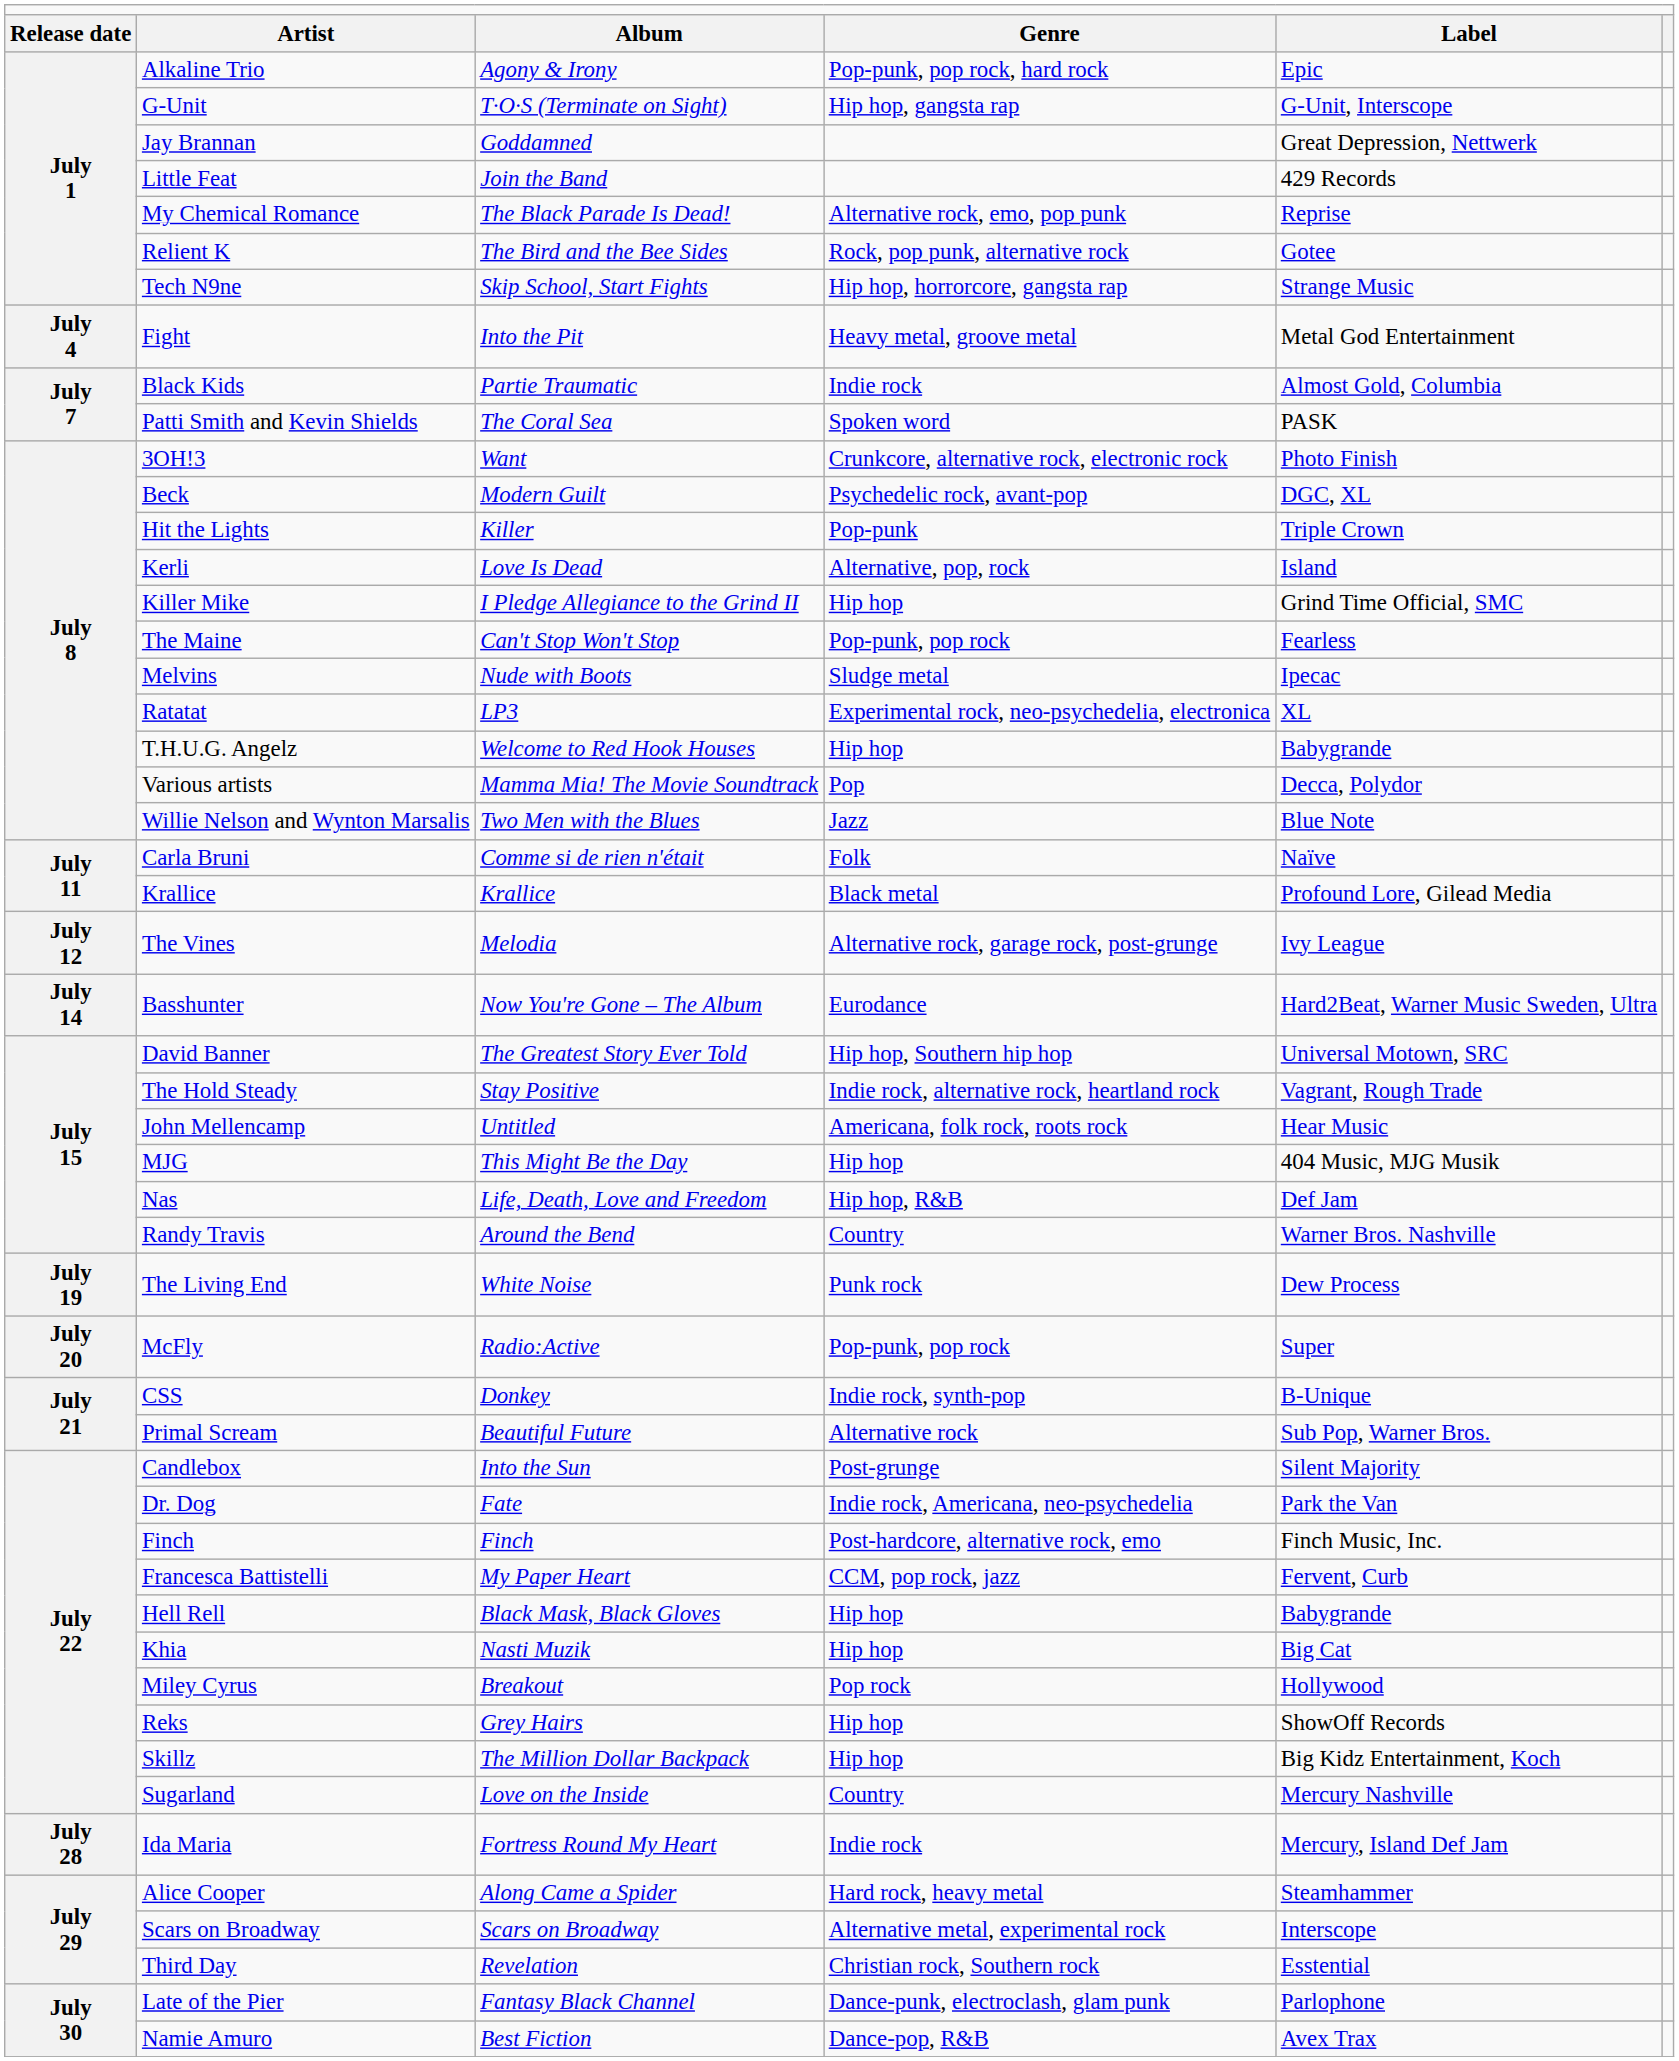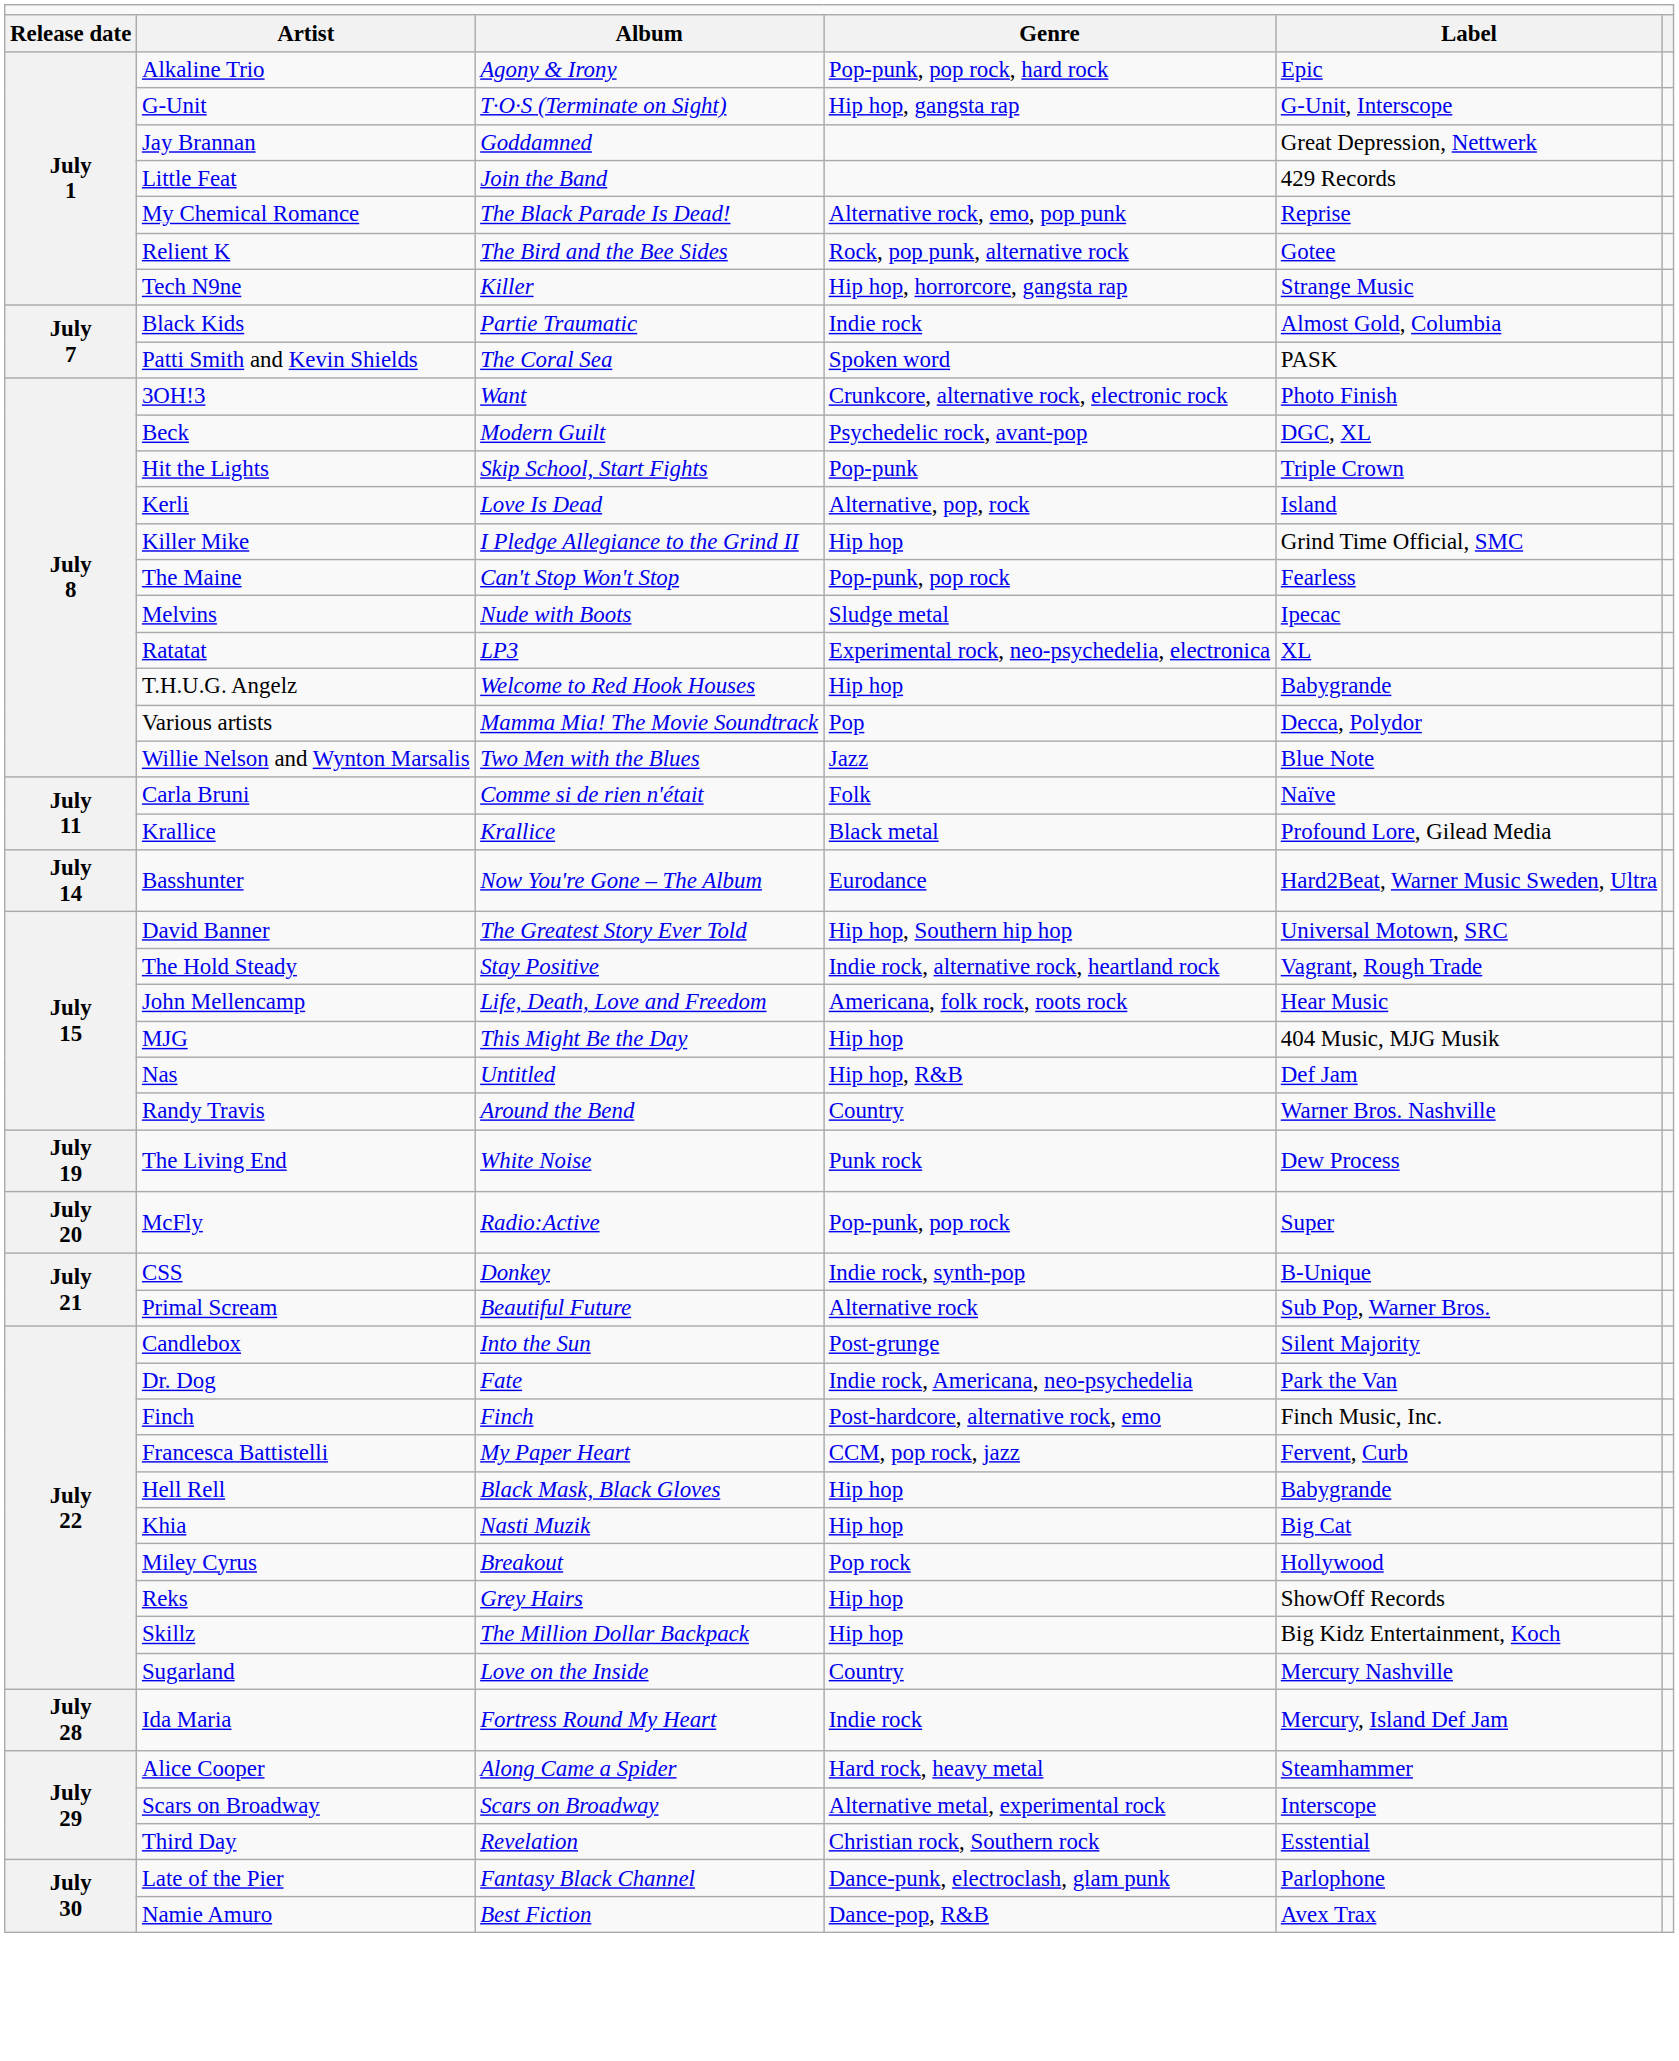(594, 287) Skip School, Start Fights -> (507, 287) Killer
- row: (166, 336)
(507, 530) Killer -> (594, 468) Skip School, Start Fights
- row: (188, 942)
(518, 1126) Untitled -> (623, 1002) Life, Death, Love and Freedom
(623, 1198) Life, Death, Love and Freedom -> (518, 1074) Untitled
